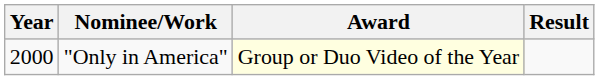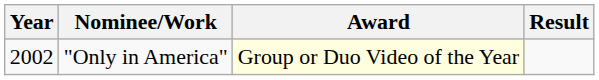(32, 56) 2000 -> (32, 56) 2002
